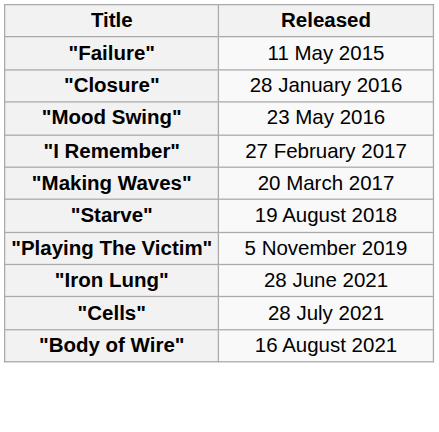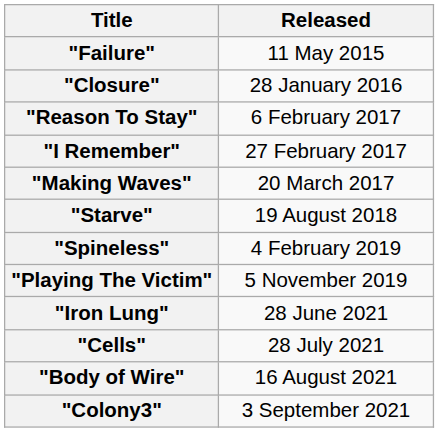- row: (112, 118)
+ row: (112, 118)
+ row: (112, 248)
+ row: (112, 410)
